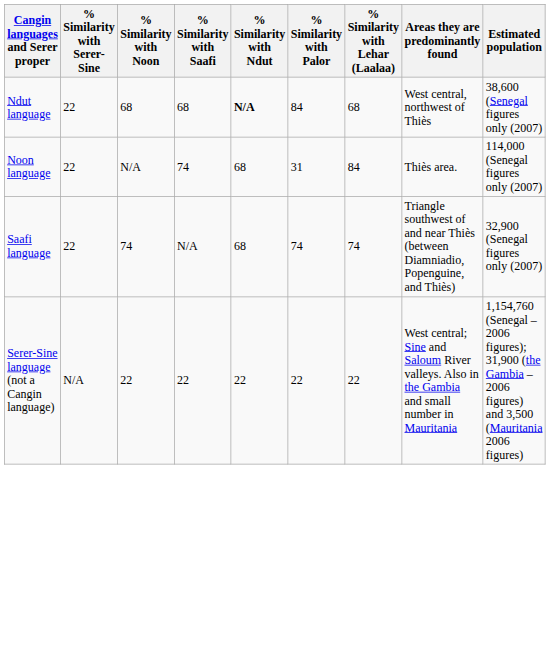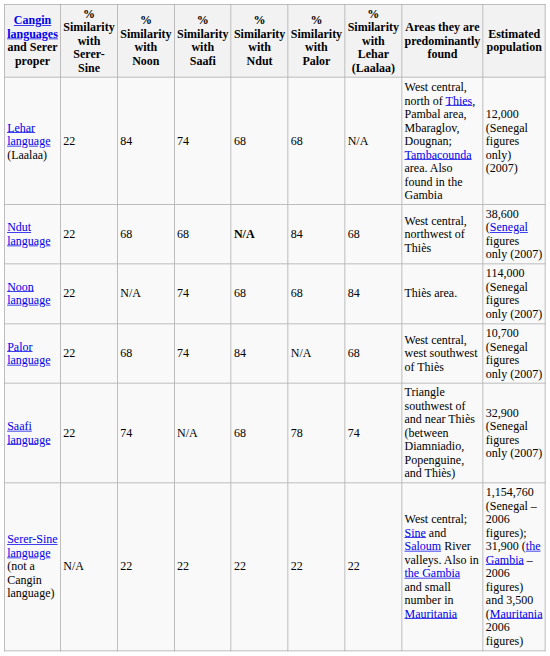+ row: (29, 141)
(297, 166) 31 -> (297, 293) 68
+ row: (29, 353)
(297, 246) 74 -> (297, 433) 78
